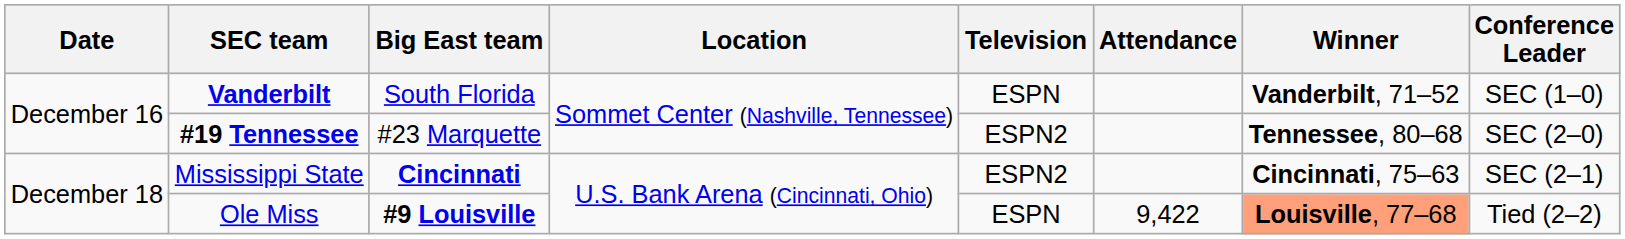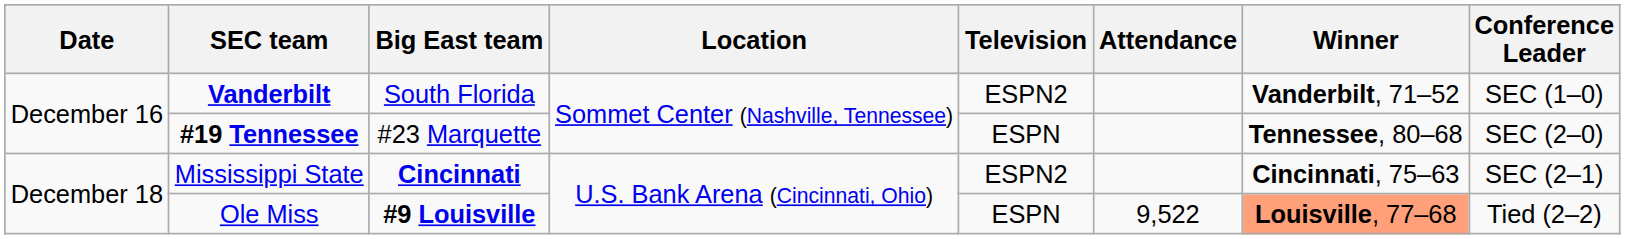(1026, 94) ESPN -> (1026, 94) ESPN2
(1026, 134) ESPN2 -> (1026, 134) ESPN
(1168, 214) 9,422 -> (1168, 214) 9,522
